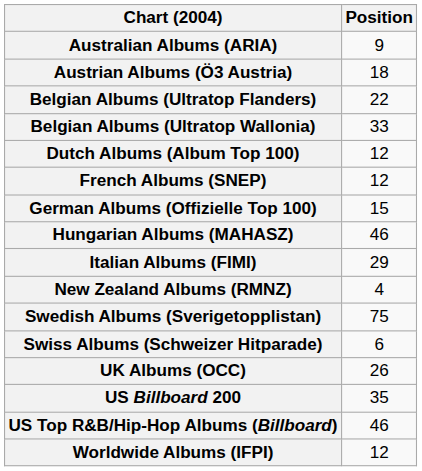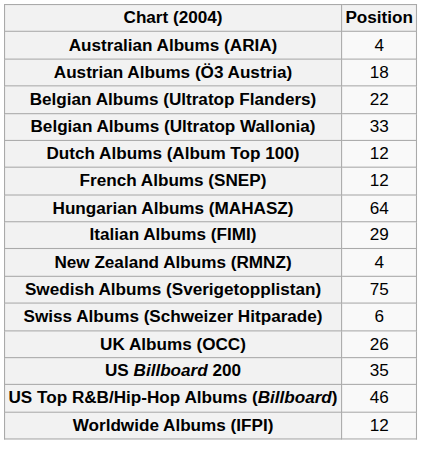(379, 45) 9 -> (379, 45) 4
- row: (173, 208)
(379, 235) 46 -> (379, 208) 64
